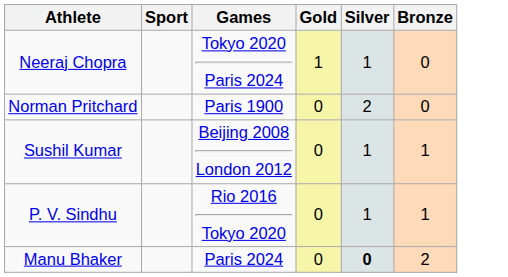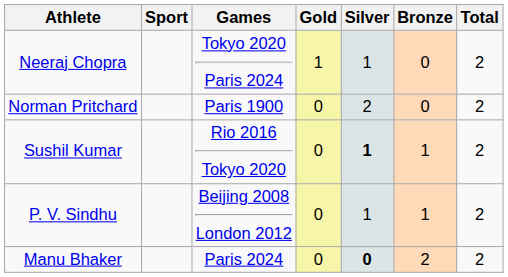+ column: (480, 17)
(244, 151) Beijing 2008 London 2012 -> (244, 151) Rio 2016 Tokyo 2020
(367, 151) normal -> (367, 151) bold
(244, 214) Rio 2016 Tokyo 2020 -> (244, 214) Beijing 2008 London 2012
